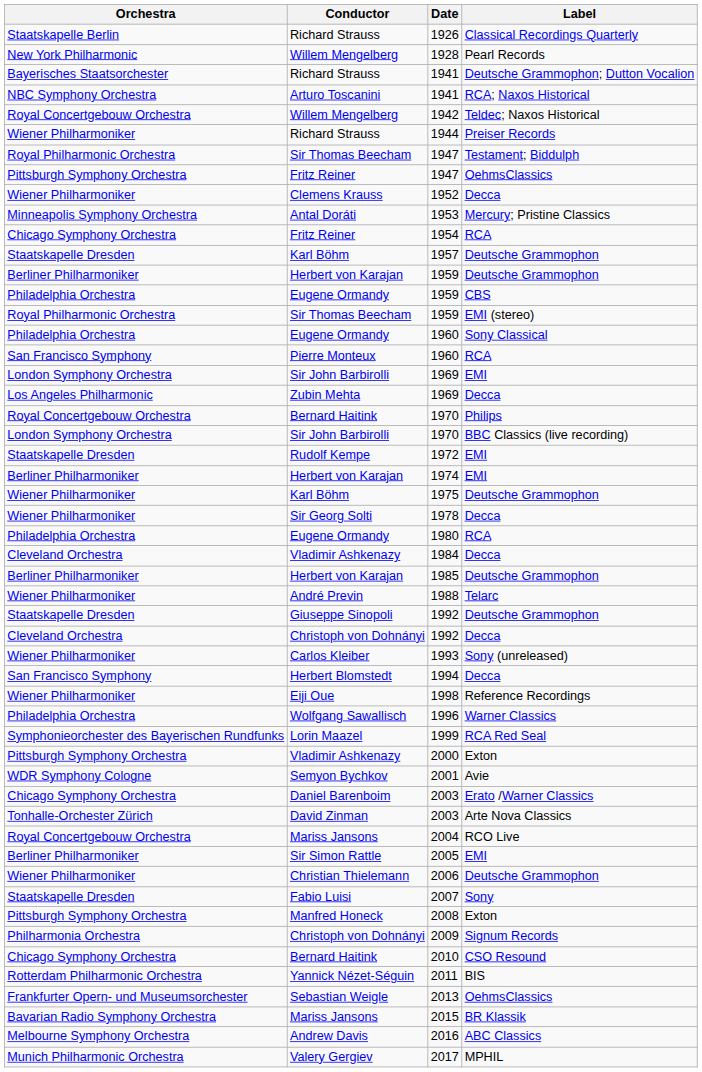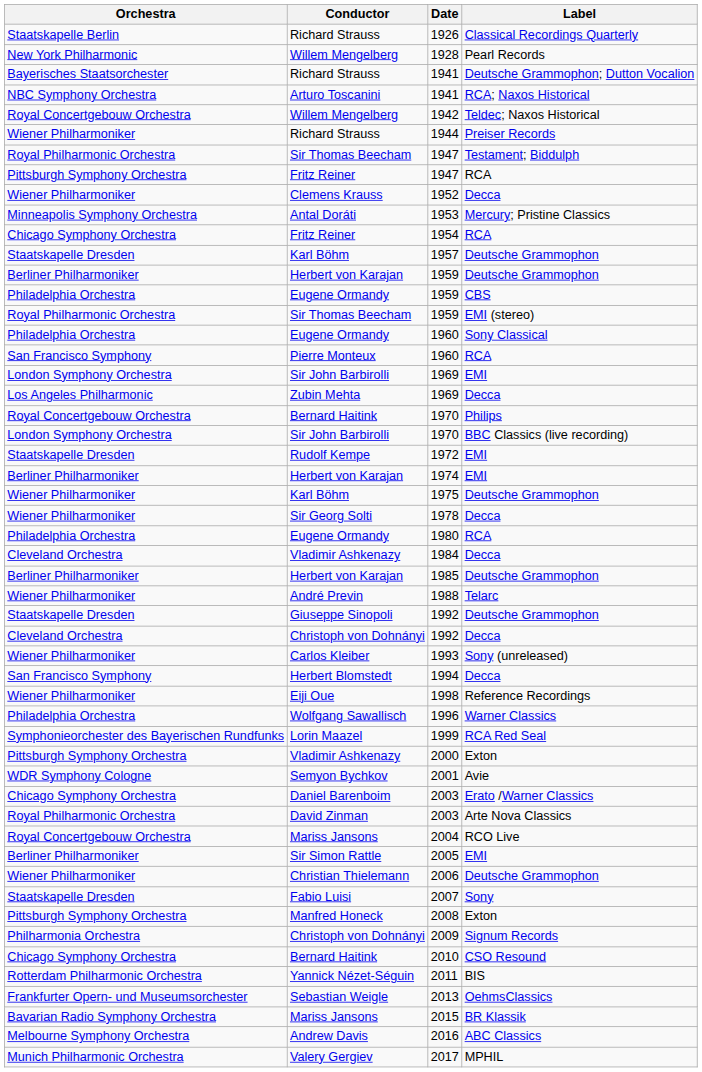(509, 174) OehmsClassics -> (478, 174) RCA
(80, 816) Tonhalle-Orchester Zürich -> (91, 816) Royal Philharmonic Orchestra
